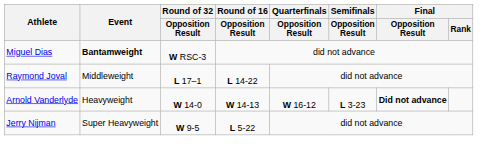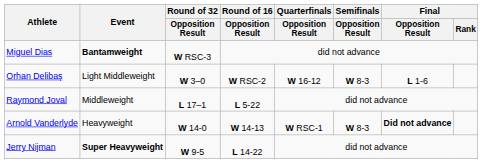+ row: (34, 76)
(242, 81) L 14-22 -> (247, 105) L 5-22
(299, 105) W 16-12 -> (304, 128) W RSC-1
(353, 105) L 3-23 -> (358, 128) W 8-3
(120, 124) normal -> (123, 147) bold
(242, 128) L 5-22 -> (247, 152) L 14-22
